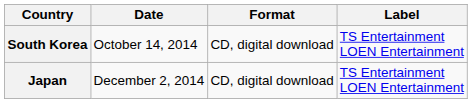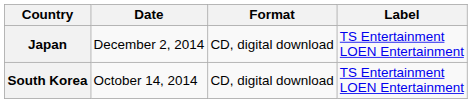rows swapped: (47, 44) <-> (47, 80)
